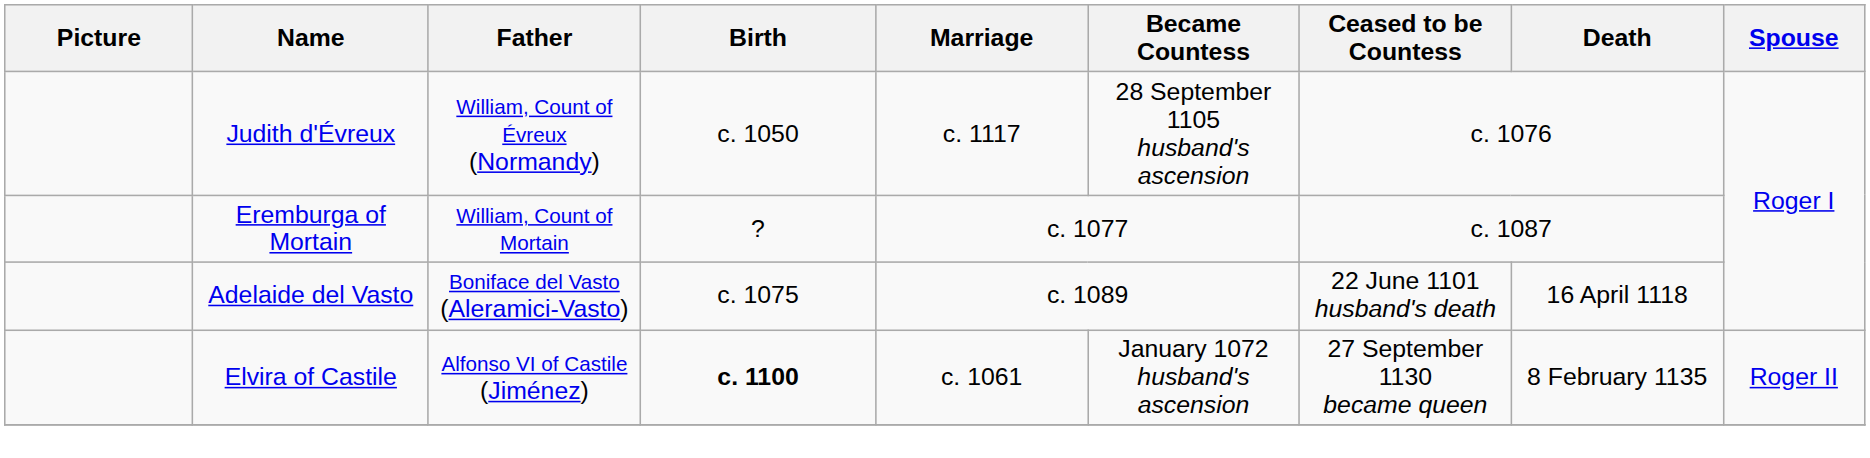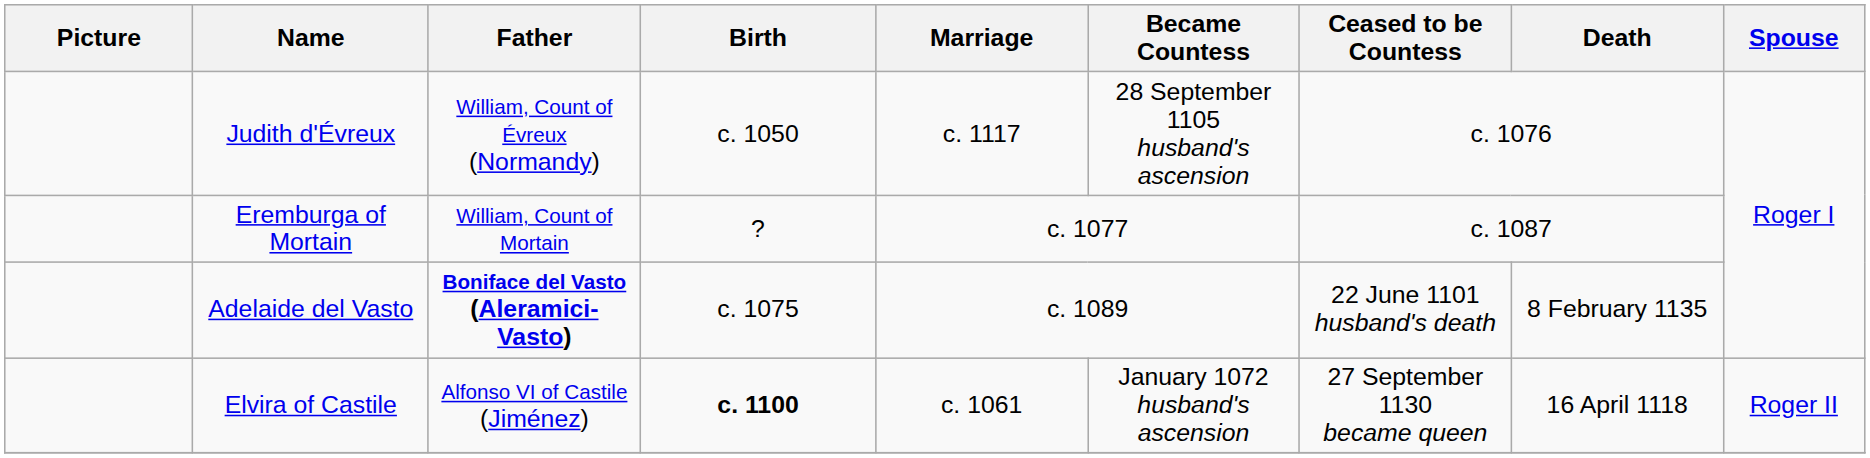(534, 297) normal -> (534, 309) bold
(1617, 295) 16 April 1118 -> (1617, 309) 8 February 1135
(1617, 376) 8 February 1135 -> (1617, 404) 16 April 1118
